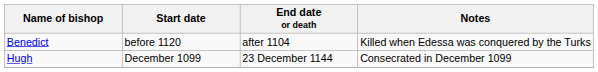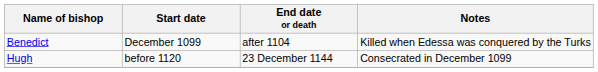(153, 42) before 1120 -> (163, 42) December 1099
(163, 59) December 1099 -> (153, 59) before 1120
